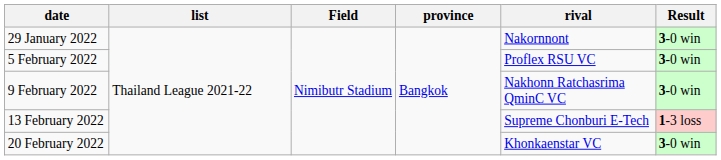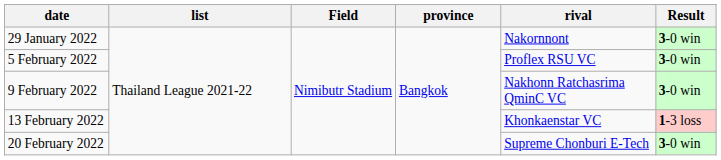(577, 121) Supreme Chonburi E-Tech -> (553, 121) Khonkaenstar VC
(553, 143) Khonkaenstar VC -> (577, 143) Supreme Chonburi E-Tech
